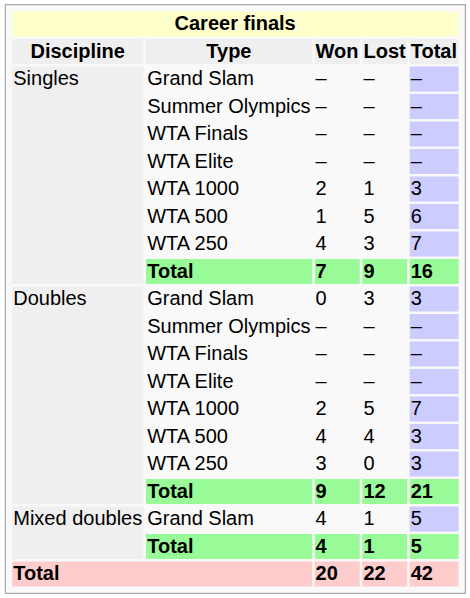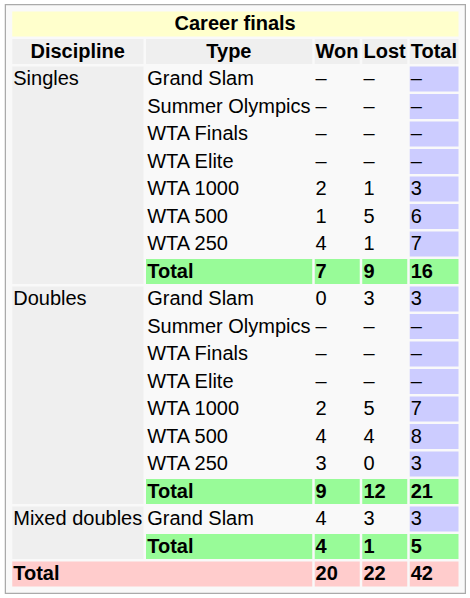(369, 244) 3 -> (369, 244) 1
(416, 436) 3 -> (416, 436) 8
(369, 519) 1 -> (369, 519) 3
(416, 519) 5 -> (416, 519) 3
